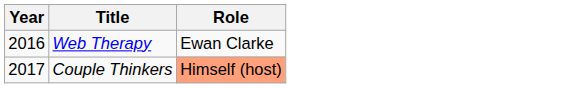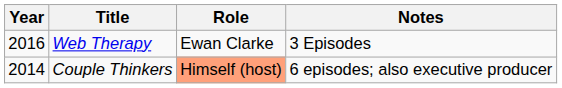+ column: (421, 17)
(27, 69) 2017 -> (27, 69) 2014
